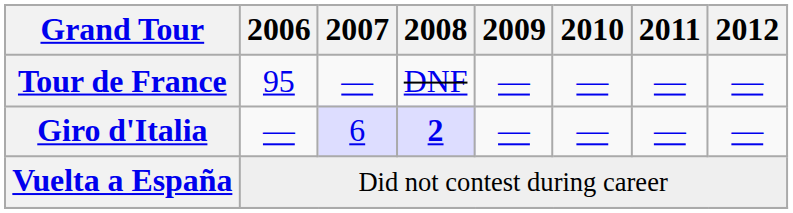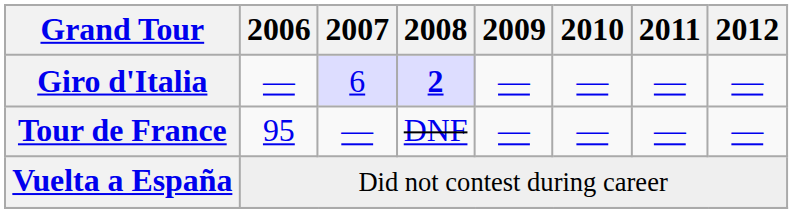rows swapped: (122, 130) <-> (122, 80)
